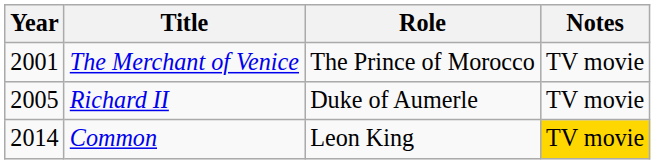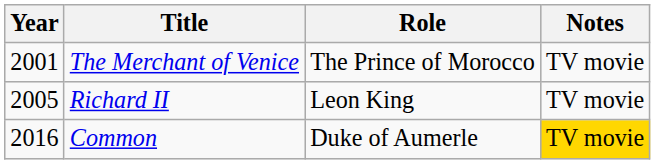(394, 100) Duke of Aumerle -> (362, 100) Leon King
(34, 138) 2014 -> (34, 138) 2016
(362, 138) Leon King -> (394, 138) Duke of Aumerle
